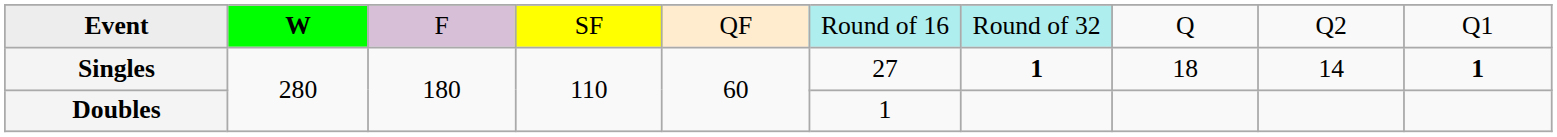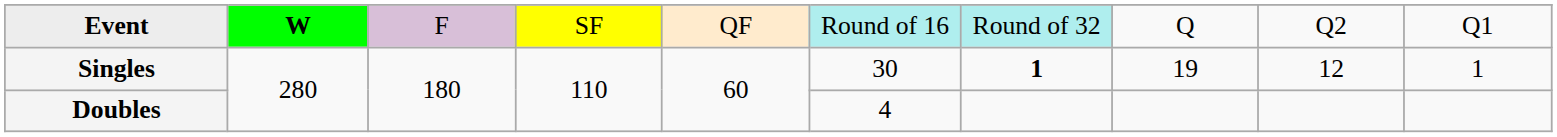(885, 68) 27 -> (885, 68) 30
(1185, 68) 18 -> (1185, 68) 19
(1331, 68) 14 -> (1331, 68) 12
(1478, 68) bold -> (1478, 68) normal
(885, 110) 1 -> (885, 110) 4
